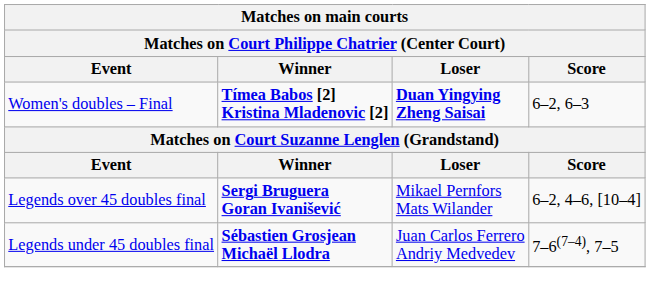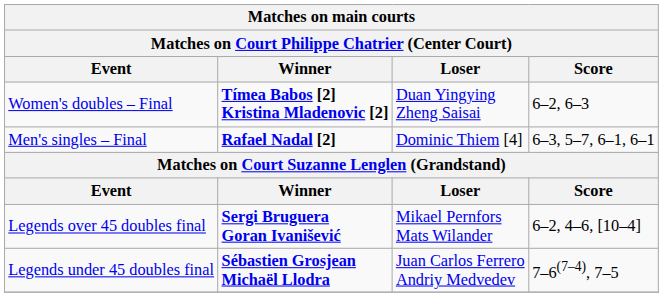(448, 104) bold -> (446, 104) normal
+ row: (78, 139)
